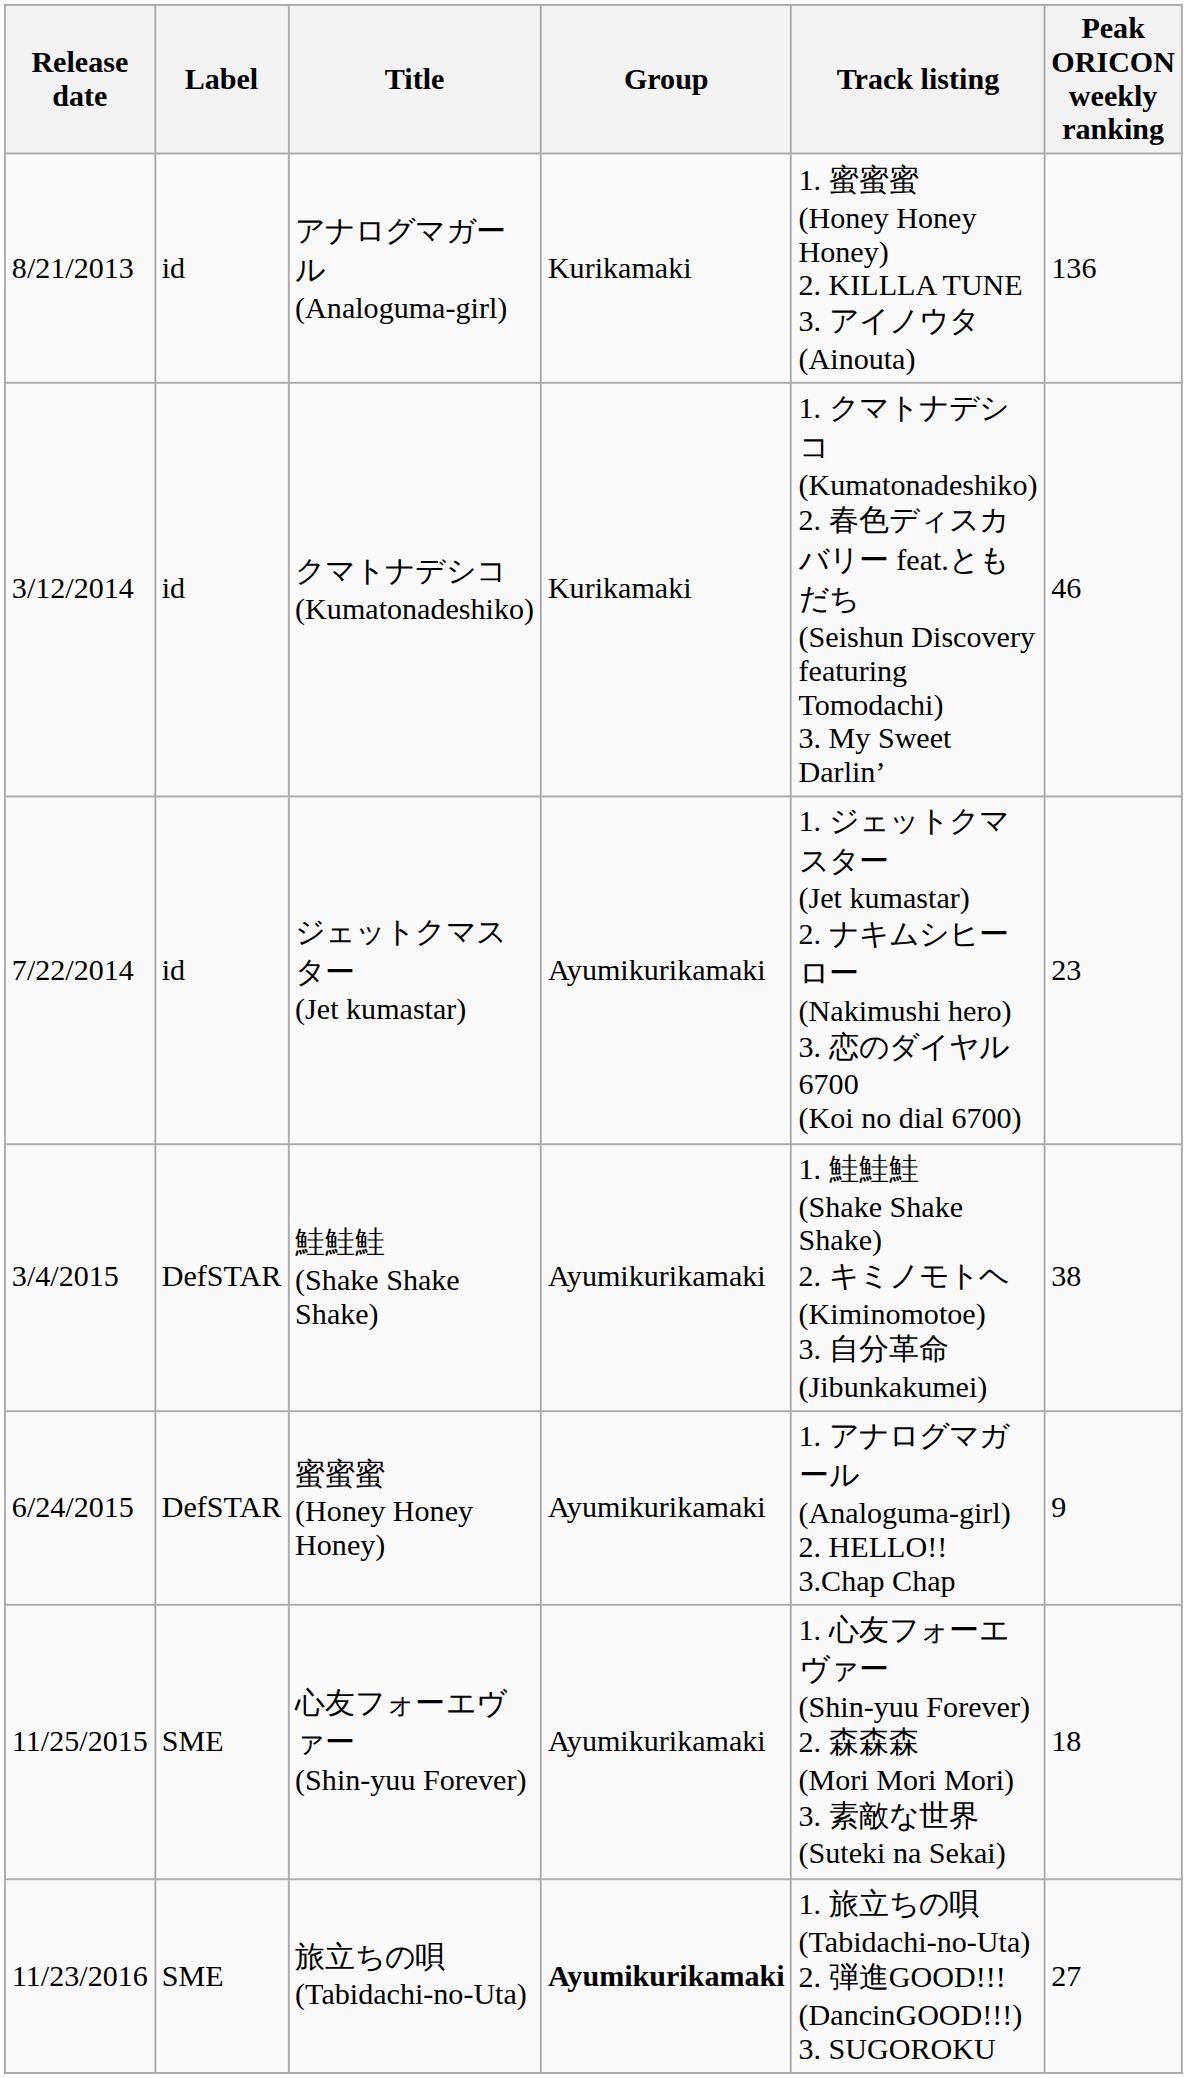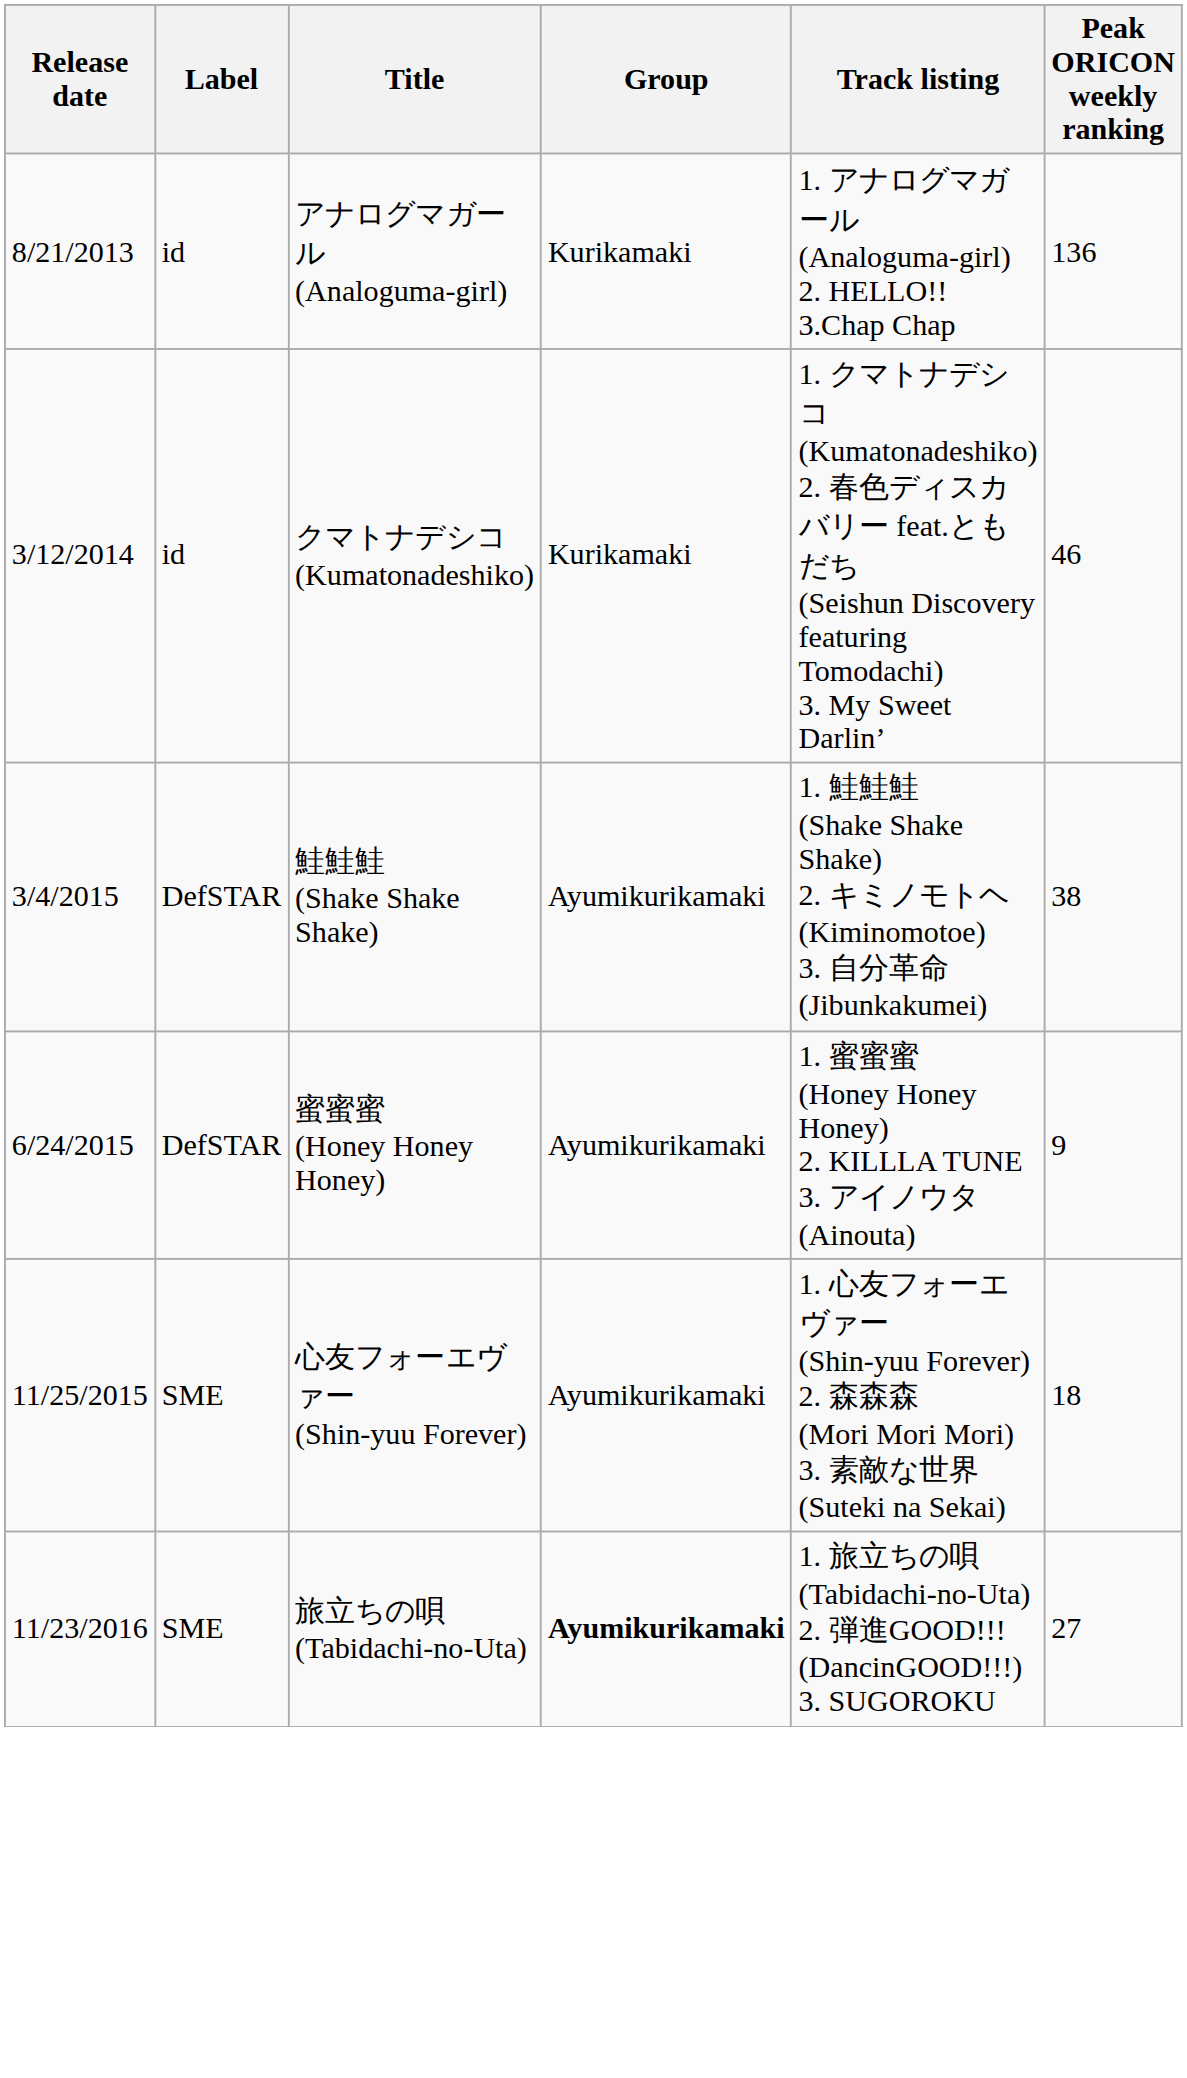(911, 268) 1. 蜜蜜蜜 (Honey Honey Honey) 2. KILLLA TUNE 3. アイノウタ (Ainouta) -> (905, 251) 1. アナログマガール (Analoguma-girl) 2. HELLO!! 3.Chap Chap
- row: (400, 970)
(905, 1508) 1. アナログマガール (Analoguma-girl) 2. HELLO!! 3.Chap Chap -> (911, 1145) 1. 蜜蜜蜜 (Honey Honey Honey) 2. KILLLA TUNE 3. アイノウタ (Ainouta)
